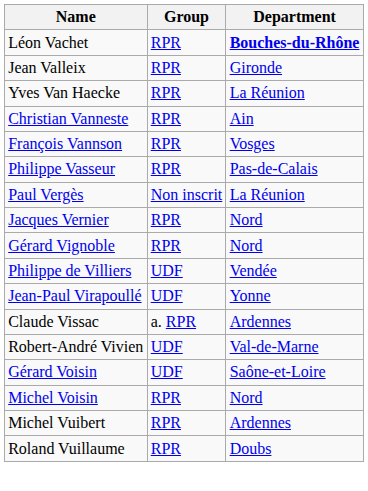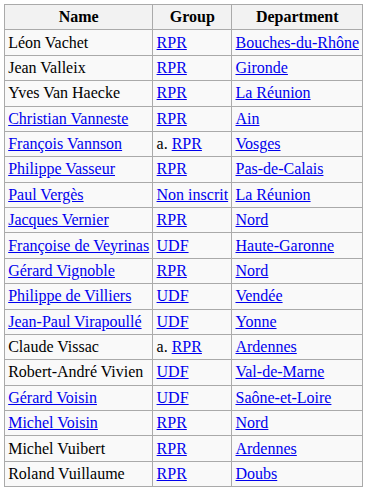(295, 42) bold -> (297, 42) normal
(166, 144) RPR -> (179, 144) a. RPR
+ row: (79, 245)
